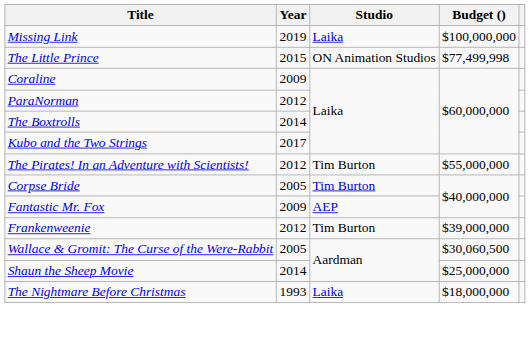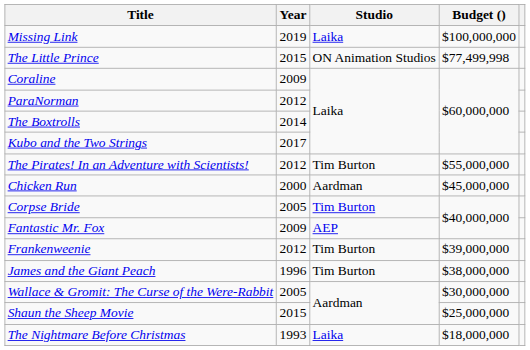+ row: (42, 185)
+ row: (82, 270)
(476, 249) $30,060,500 -> (476, 292) $30,000,000
(293, 270) 2014 -> (293, 313) 2015
